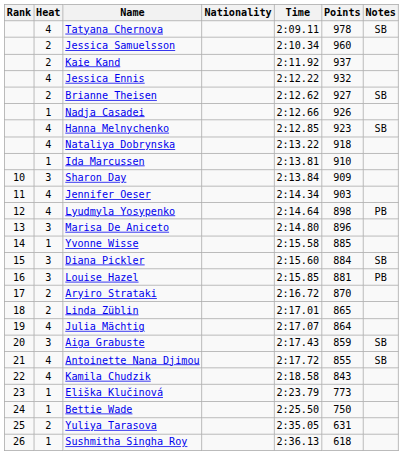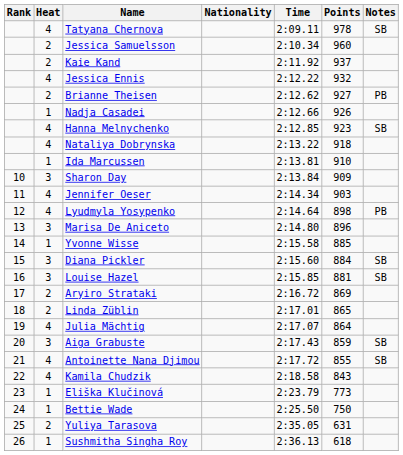(381, 95) SB -> (381, 95) PB
(381, 277) PB -> (381, 277) SB
(342, 294) 870 -> (342, 294) 869
